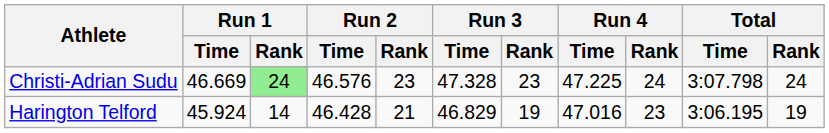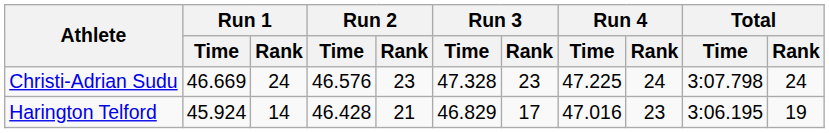(279, 82) lightgreen background -> (279, 82) no background
(529, 113) 19 -> (529, 113) 17
